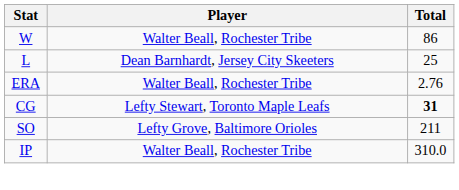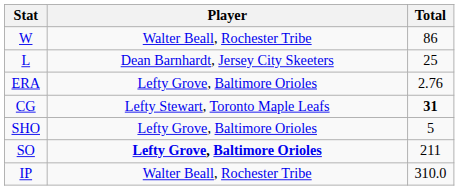(227, 83) Walter Beall, Rochester Tribe -> (227, 83) Lefty Grove, Baltimore Orioles
+ row: (26, 128)
(227, 128) normal -> (227, 151) bold
